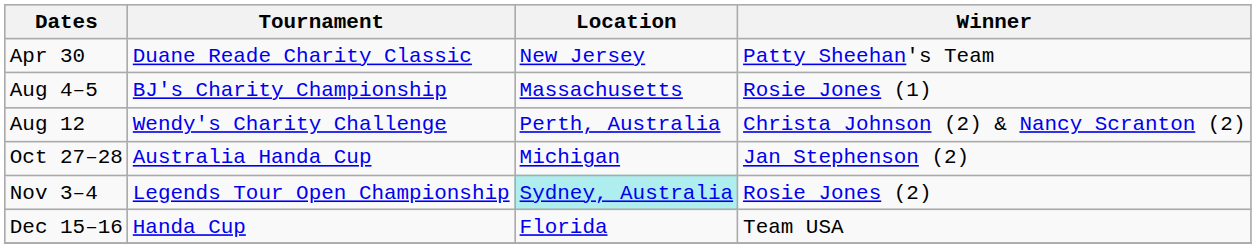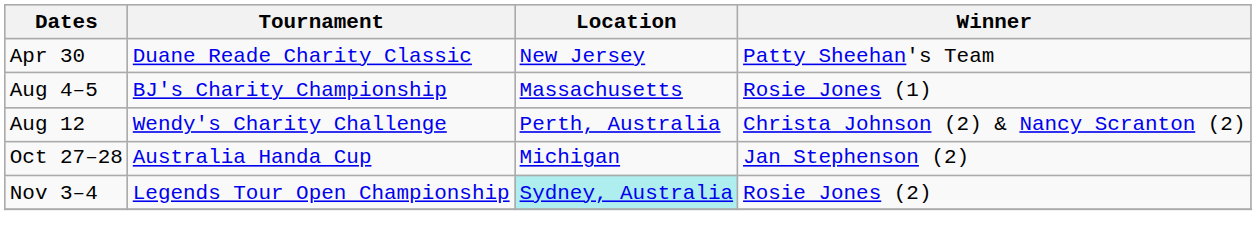- row: (66, 227)
